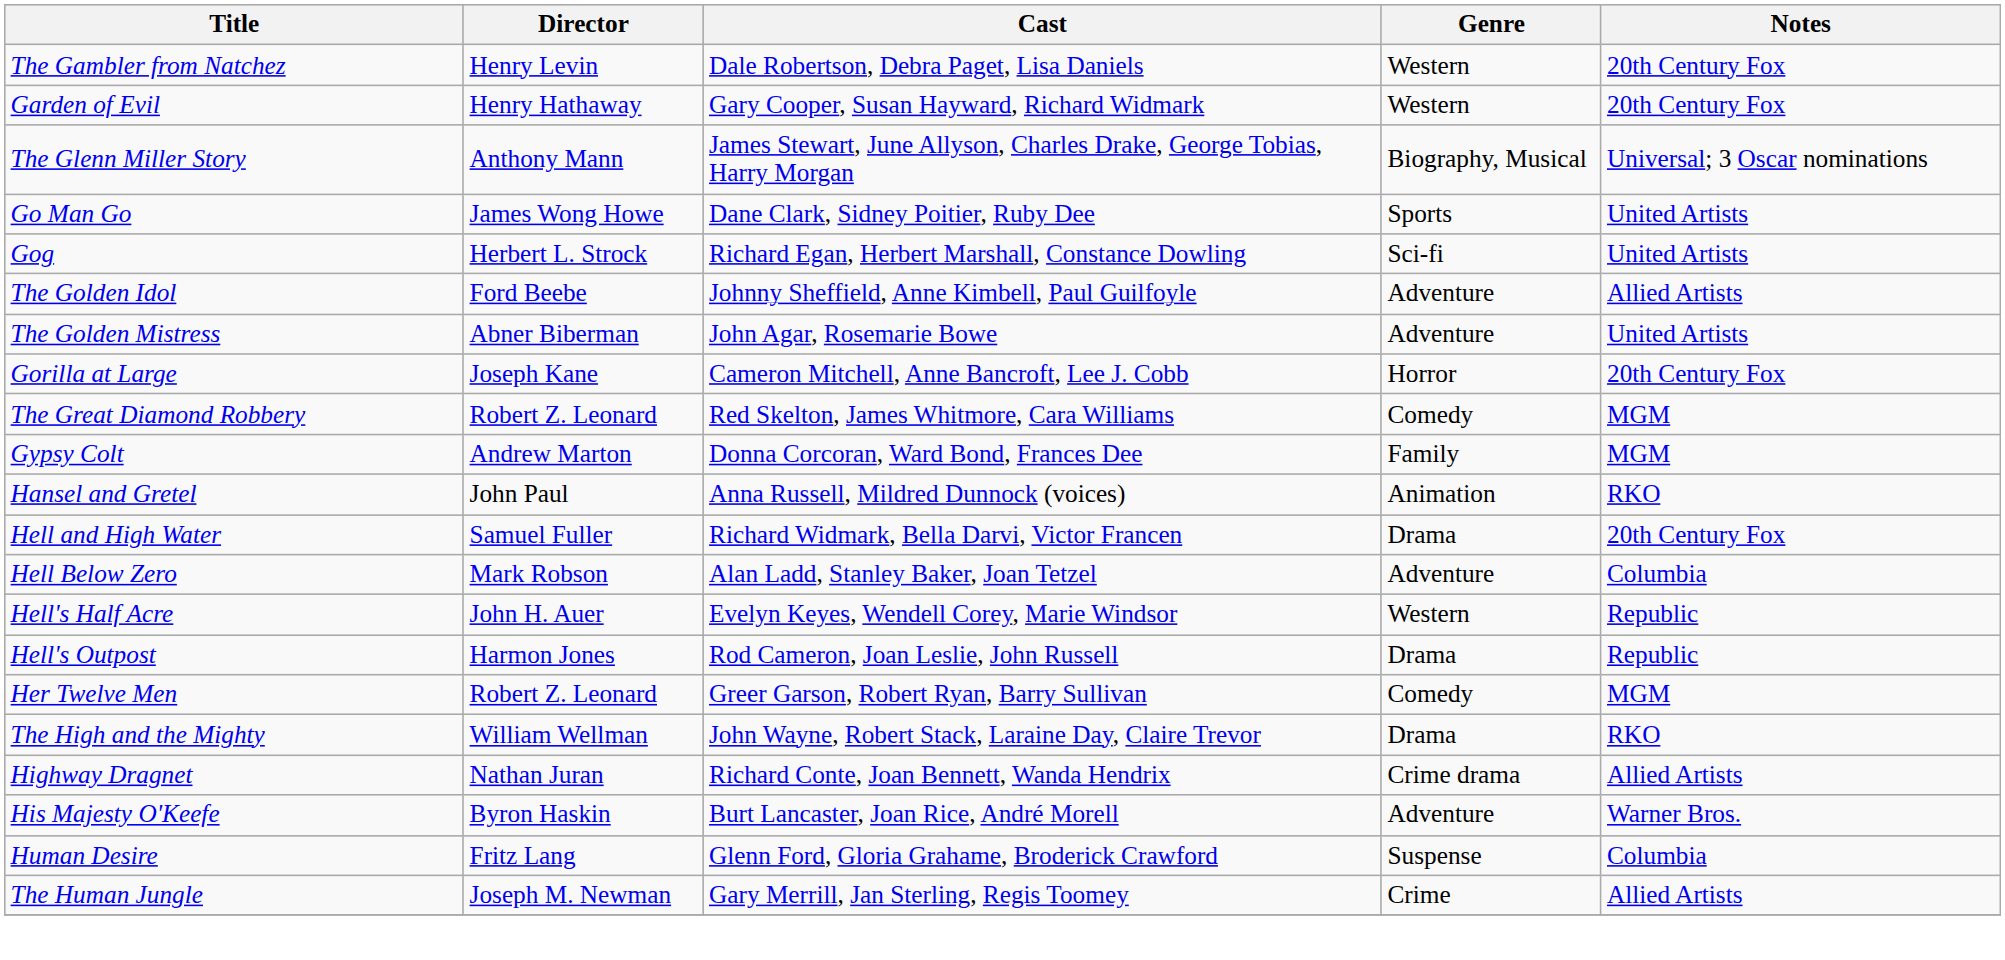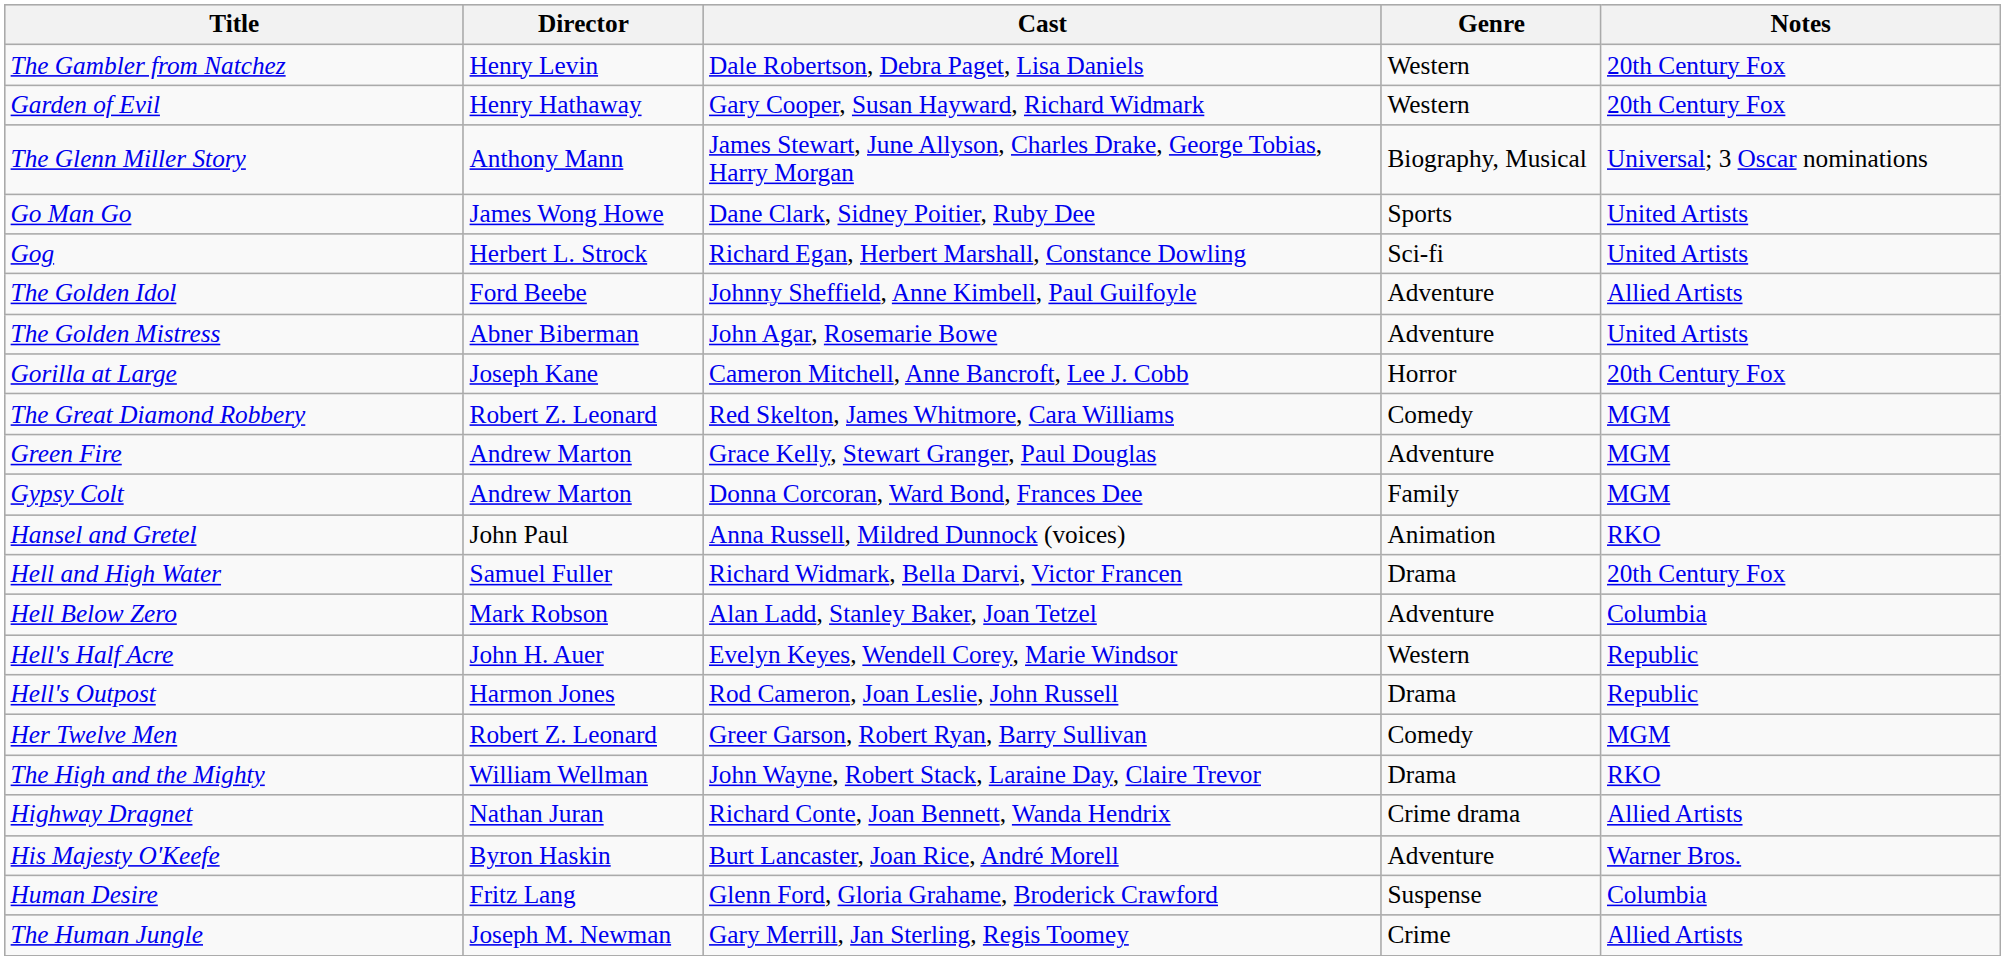+ row: (66, 453)
